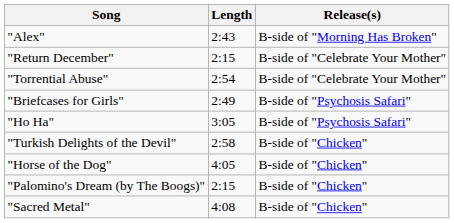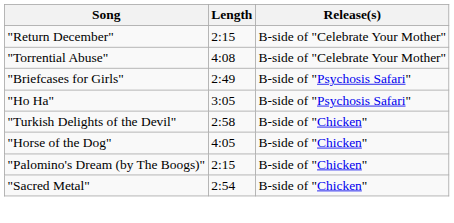- row: (26, 36)
(223, 79) 2:54 -> (223, 57) 4:08
(223, 206) 4:08 -> (223, 185) 2:54
